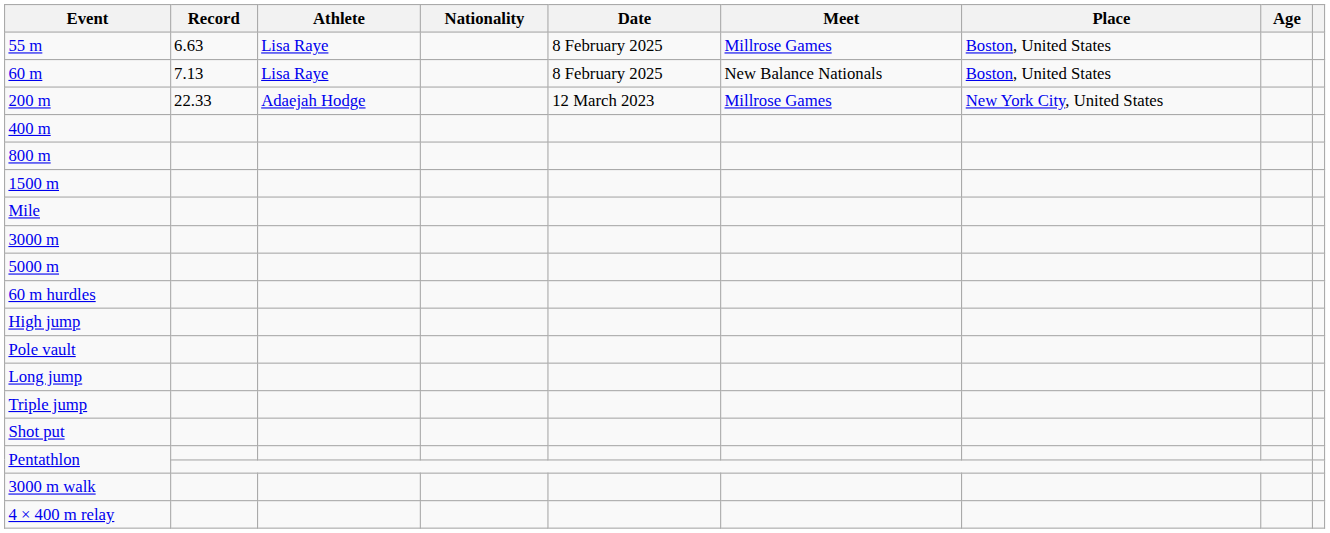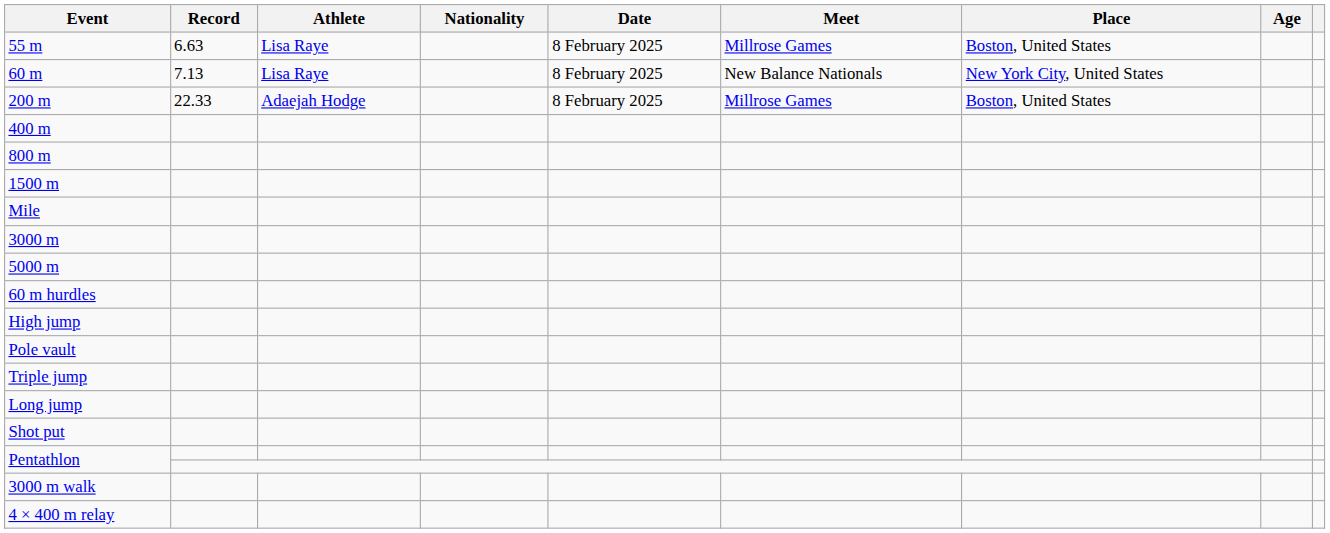(1038, 73) Boston, United States -> (1064, 73) New York City, United States
(603, 101) 12 March 2023 -> (607, 101) 8 February 2025
(1064, 101) New York City, United States -> (1038, 101) Boston, United States
rows swapped: (45, 376) <-> (48, 404)
